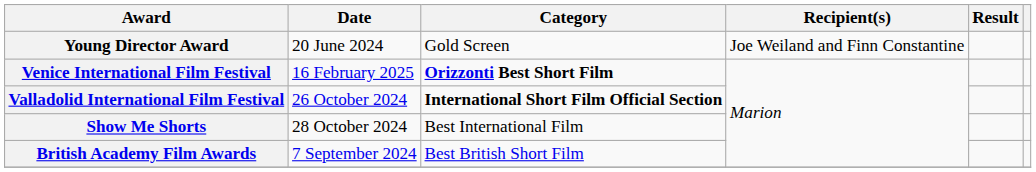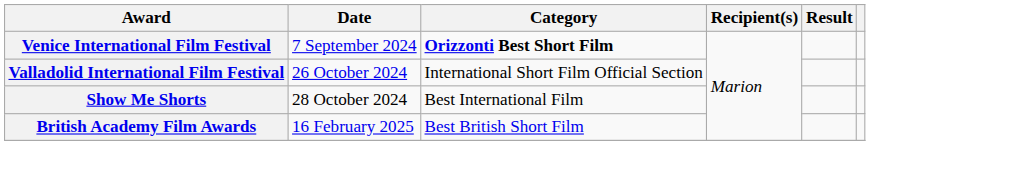- row: (146, 45)
(353, 72) 16 February 2025 -> (354, 45) 7 September 2024
(573, 99) bold -> (564, 72) normal
(354, 153) 7 September 2024 -> (353, 126) 16 February 2025
